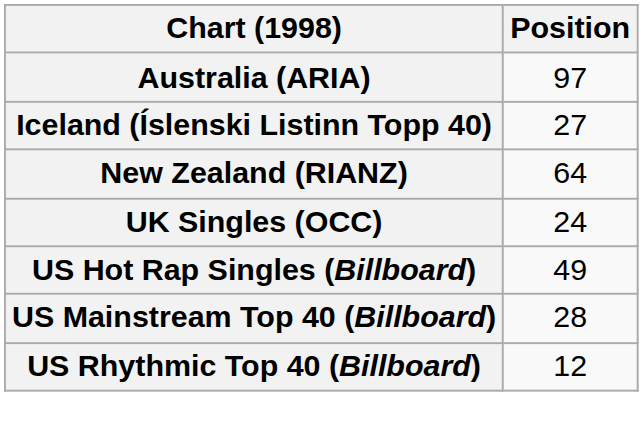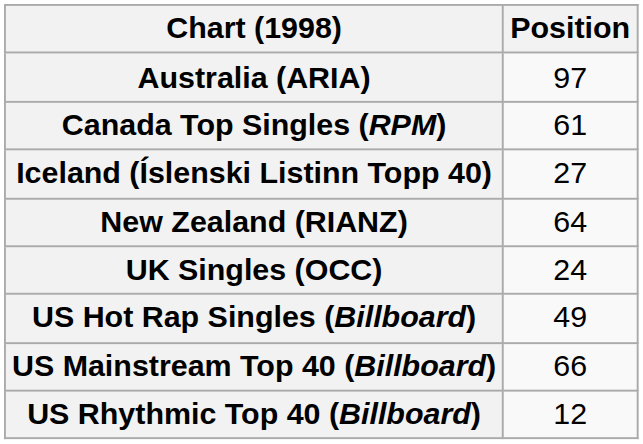+ row: (254, 125)
(570, 317) 28 -> (570, 366) 66
